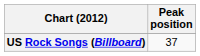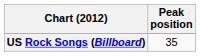(171, 42) 37 -> (171, 42) 35
